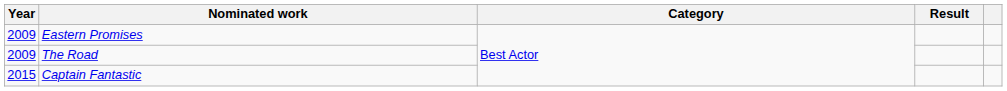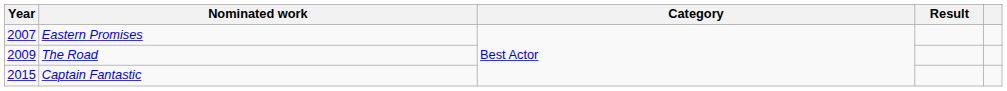(22, 34) 2009 -> (22, 34) 2007
